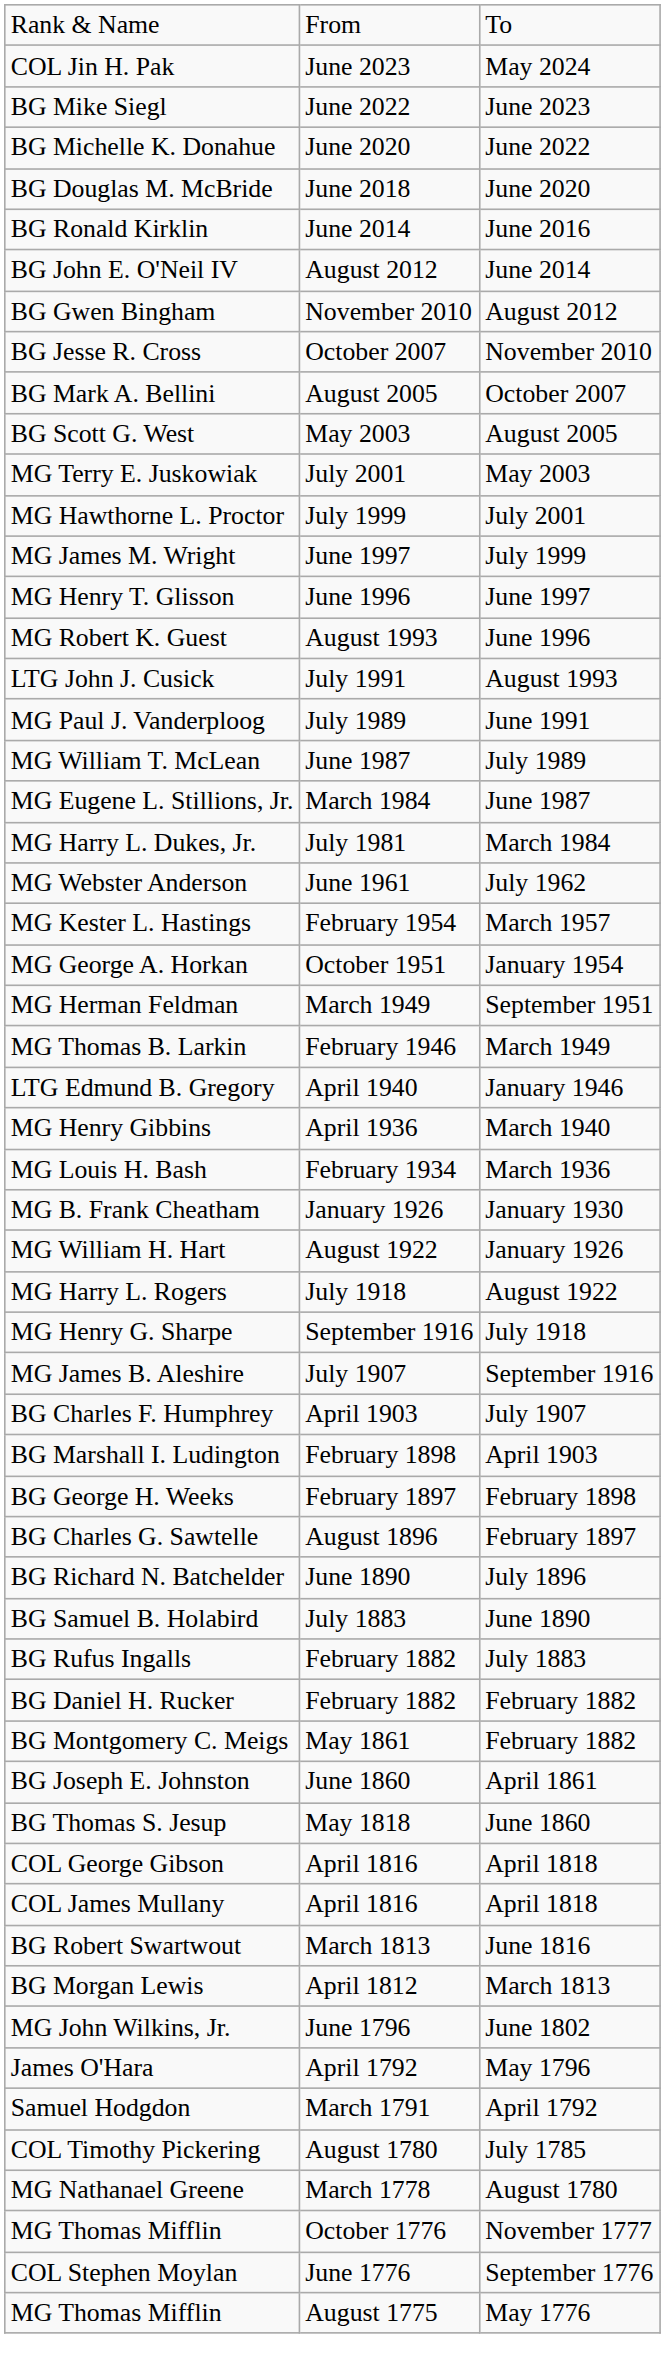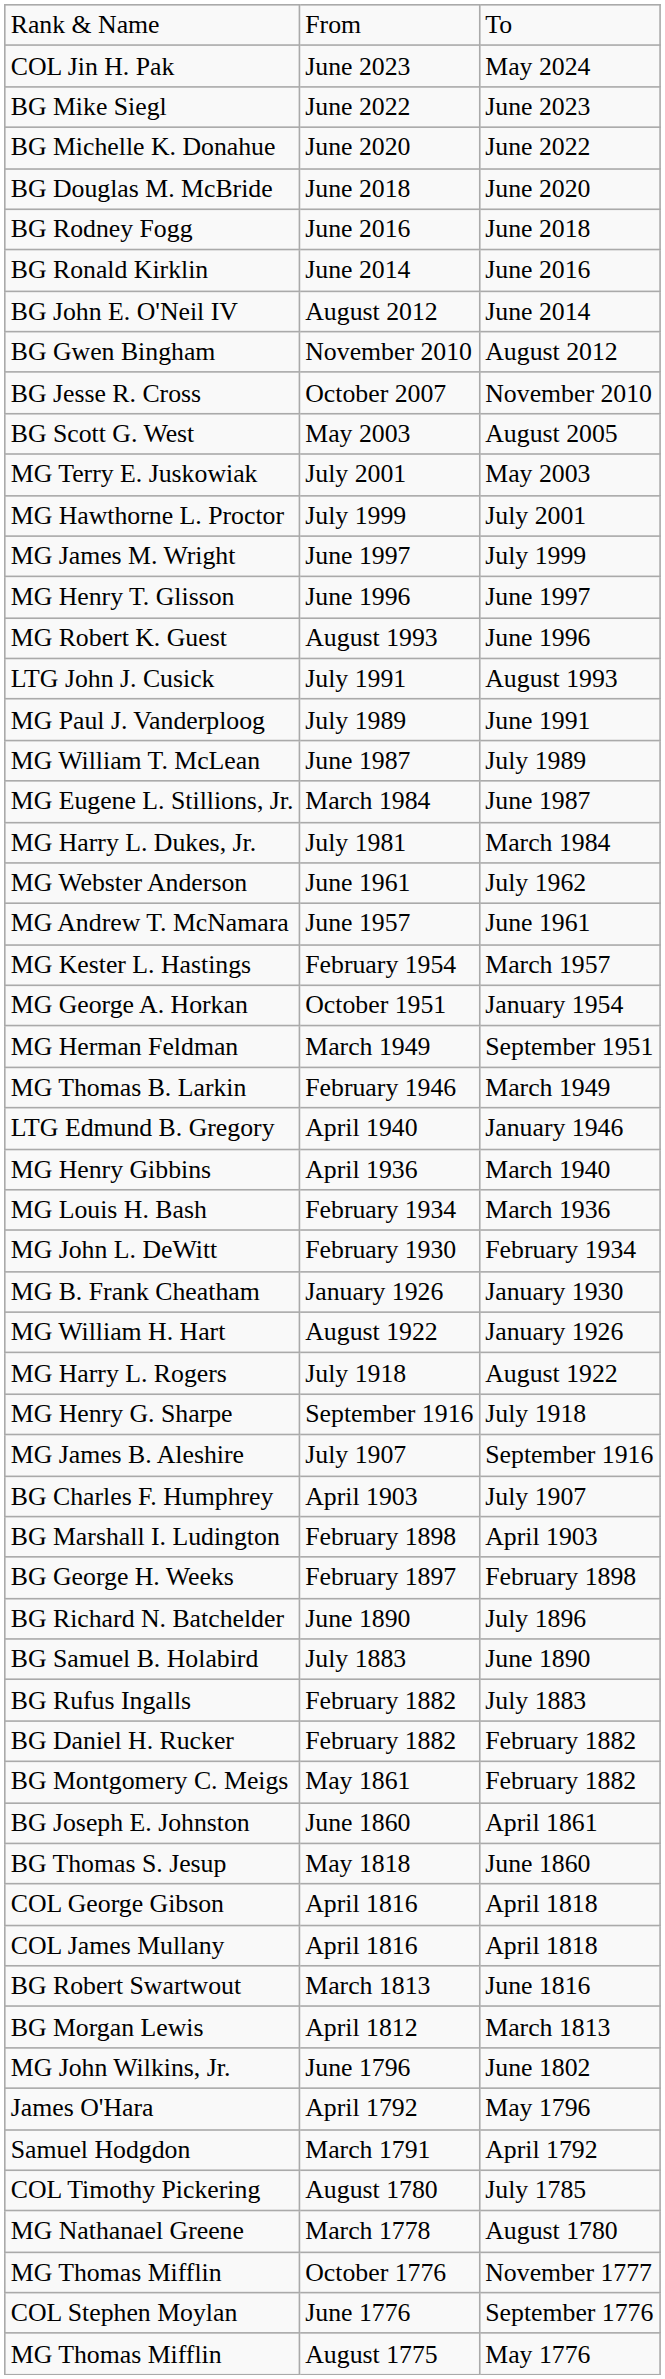+ row: (102, 229)
- row: (113, 392)
+ row: (150, 923)
+ row: (114, 1250)
- row: (135, 1536)
